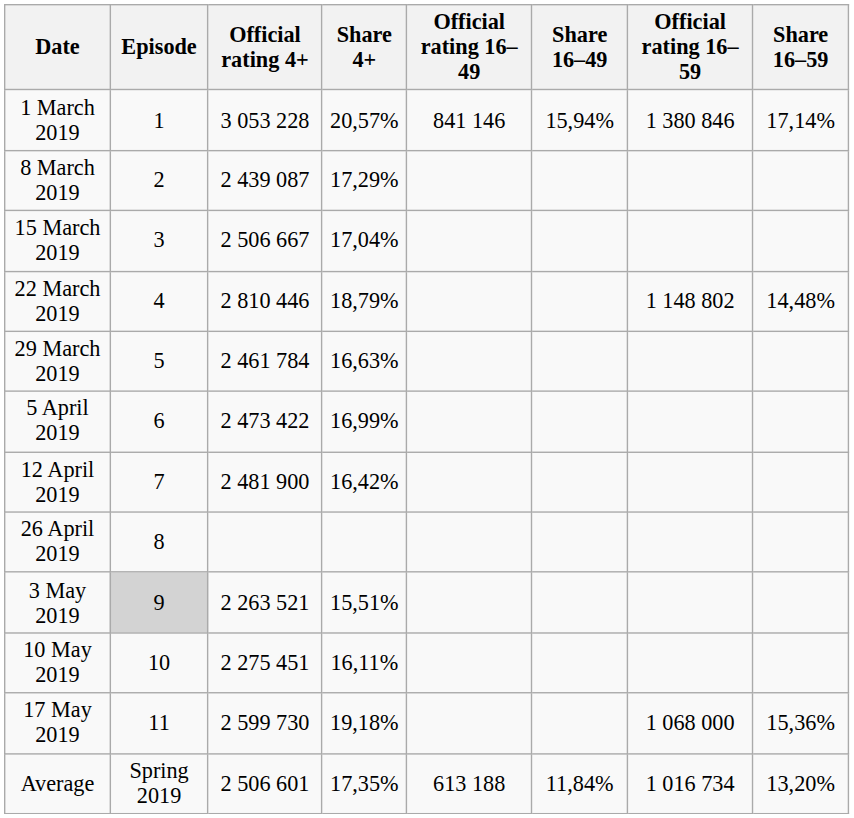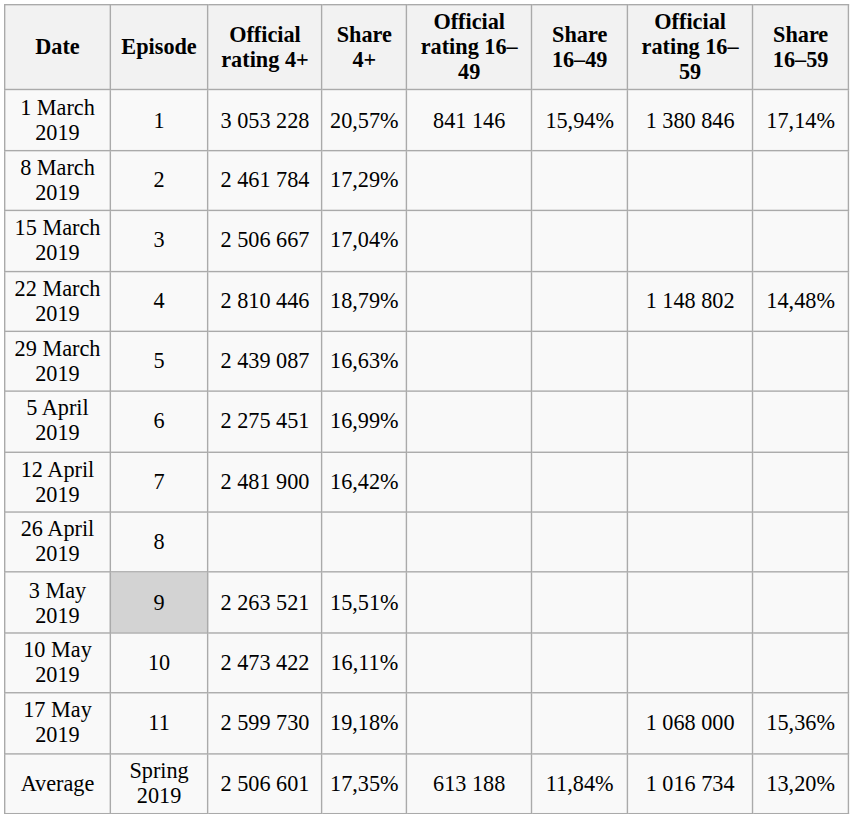(265, 180) 2 439 087 -> (265, 180) 2 461 784
(265, 361) 2 461 784 -> (265, 361) 2 439 087
(265, 421) 2 473 422 -> (265, 421) 2 275 451
(265, 662) 2 275 451 -> (265, 662) 2 473 422
